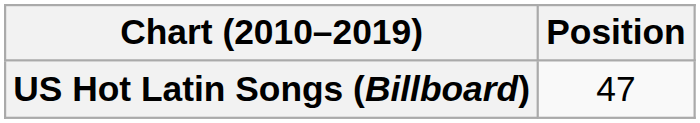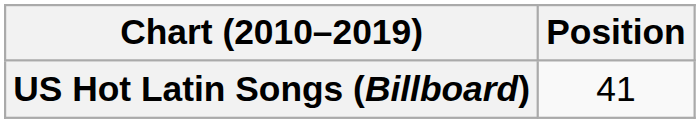(616, 88) 47 -> (616, 88) 41
